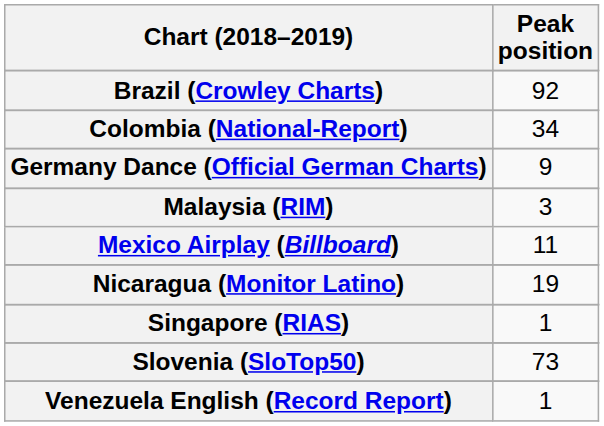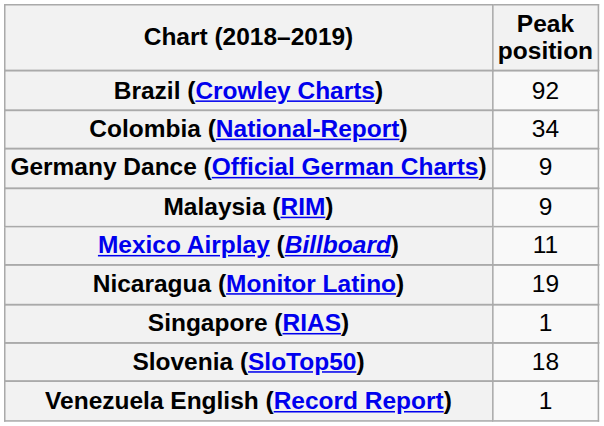(545, 206) 3 -> (545, 206) 9
(545, 362) 73 -> (545, 362) 18
